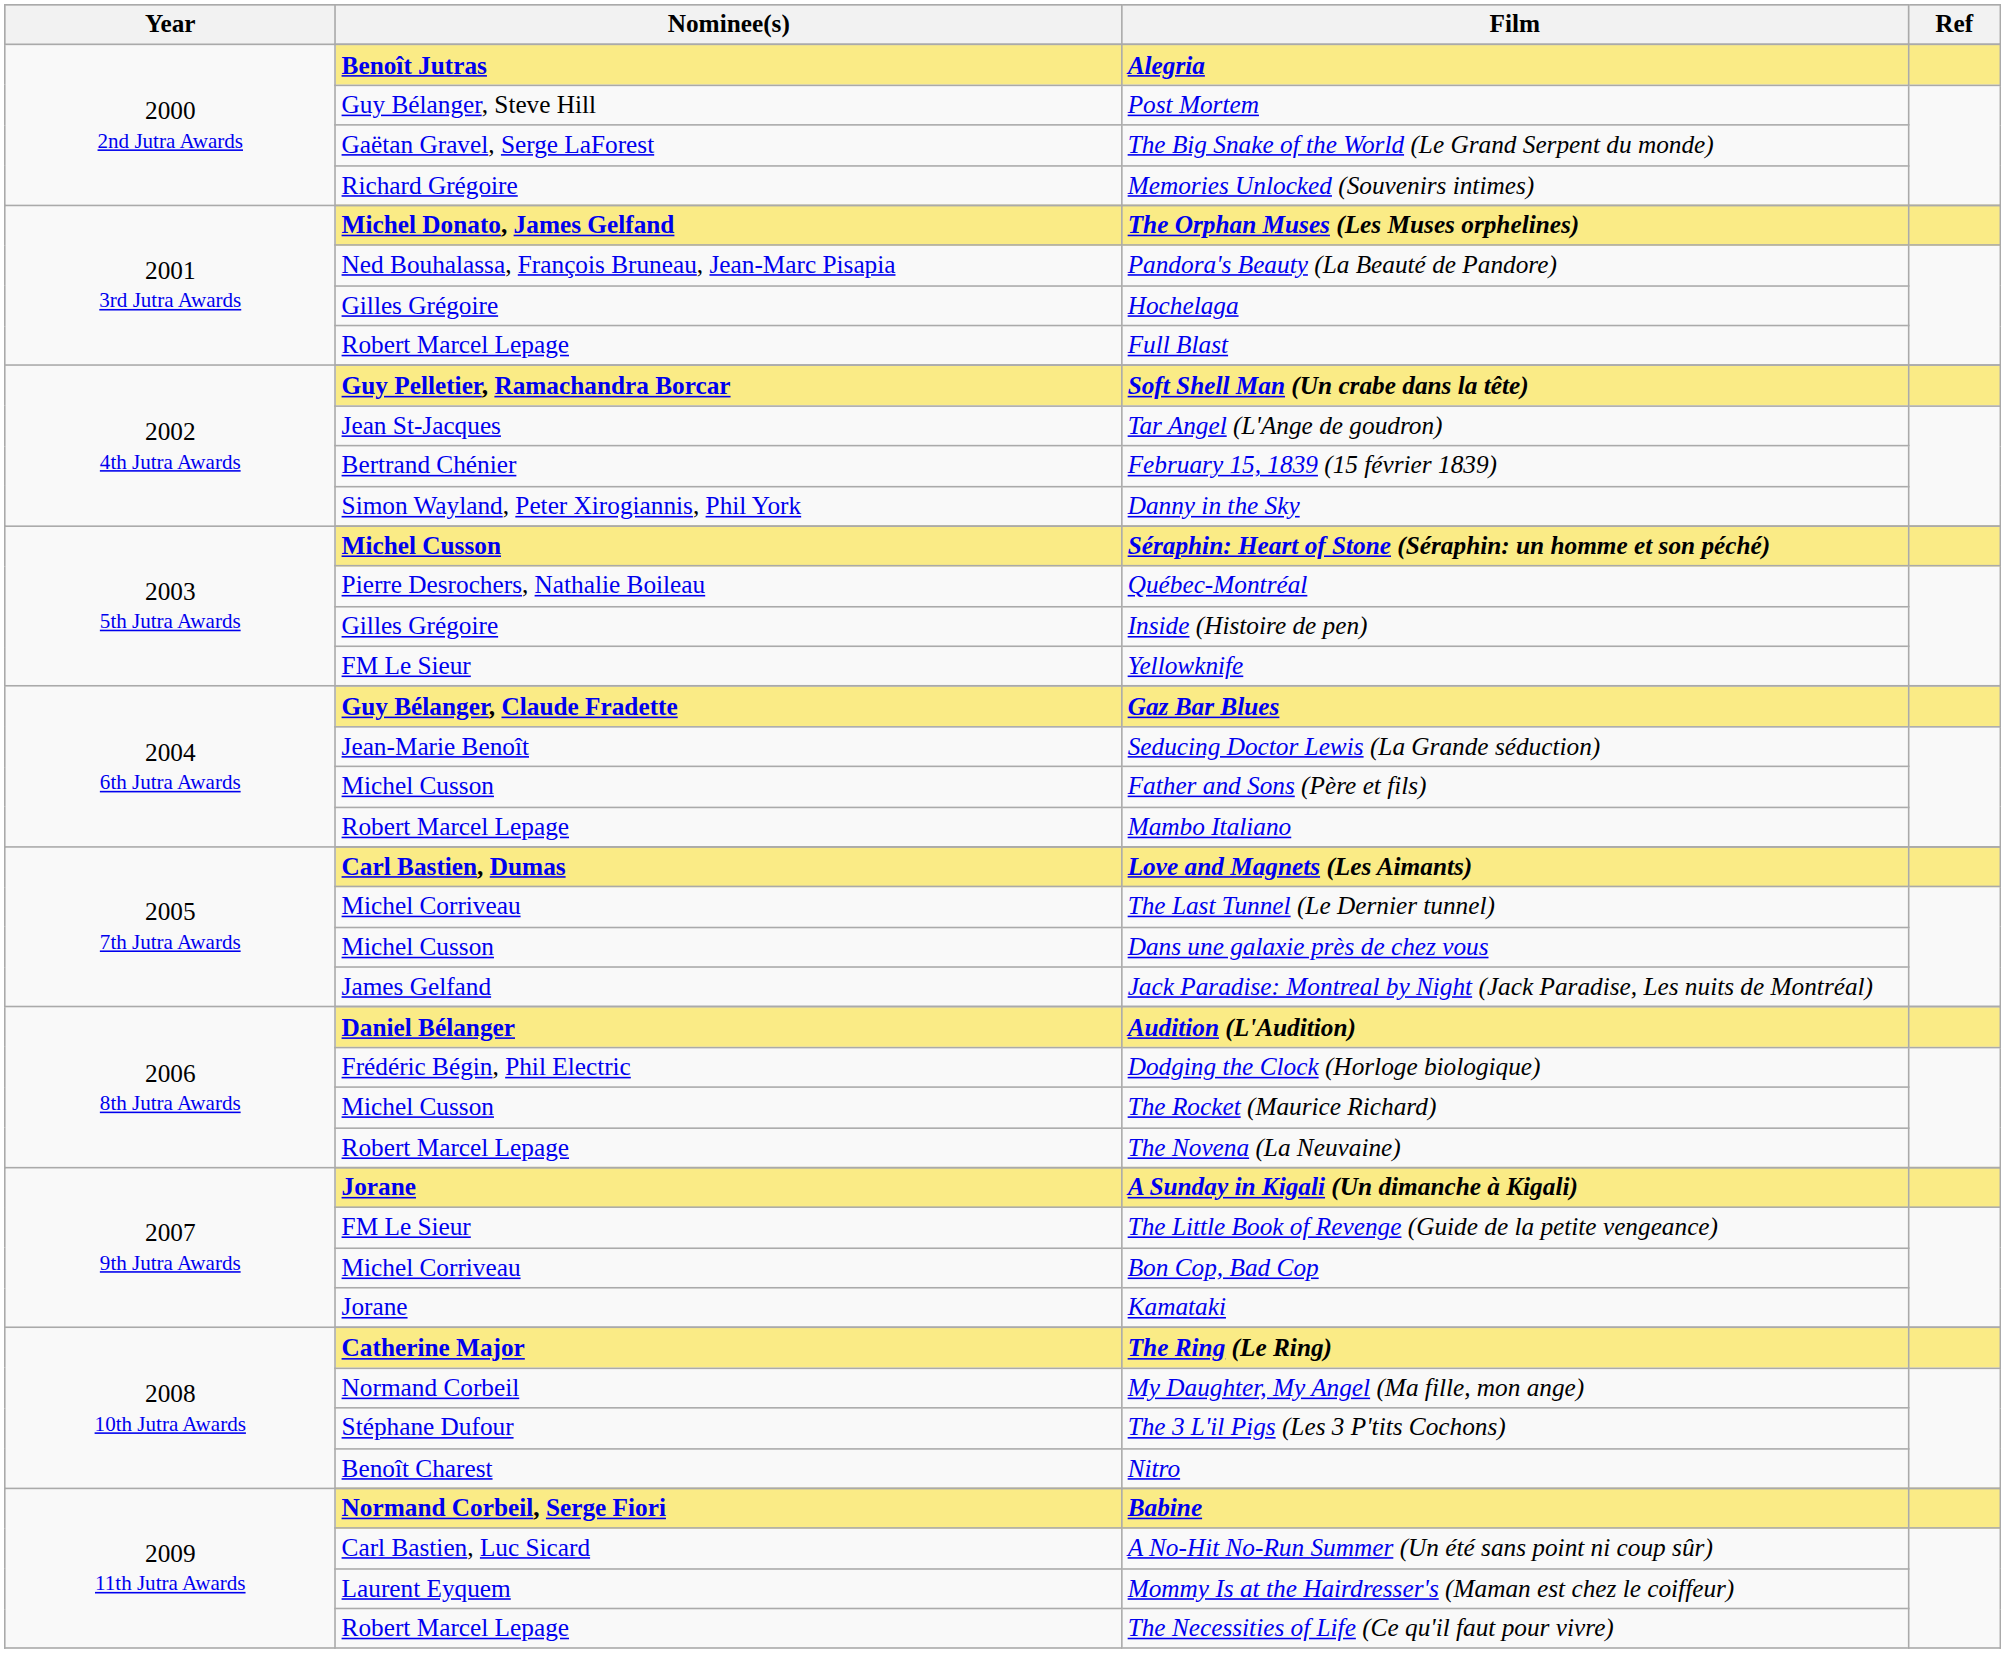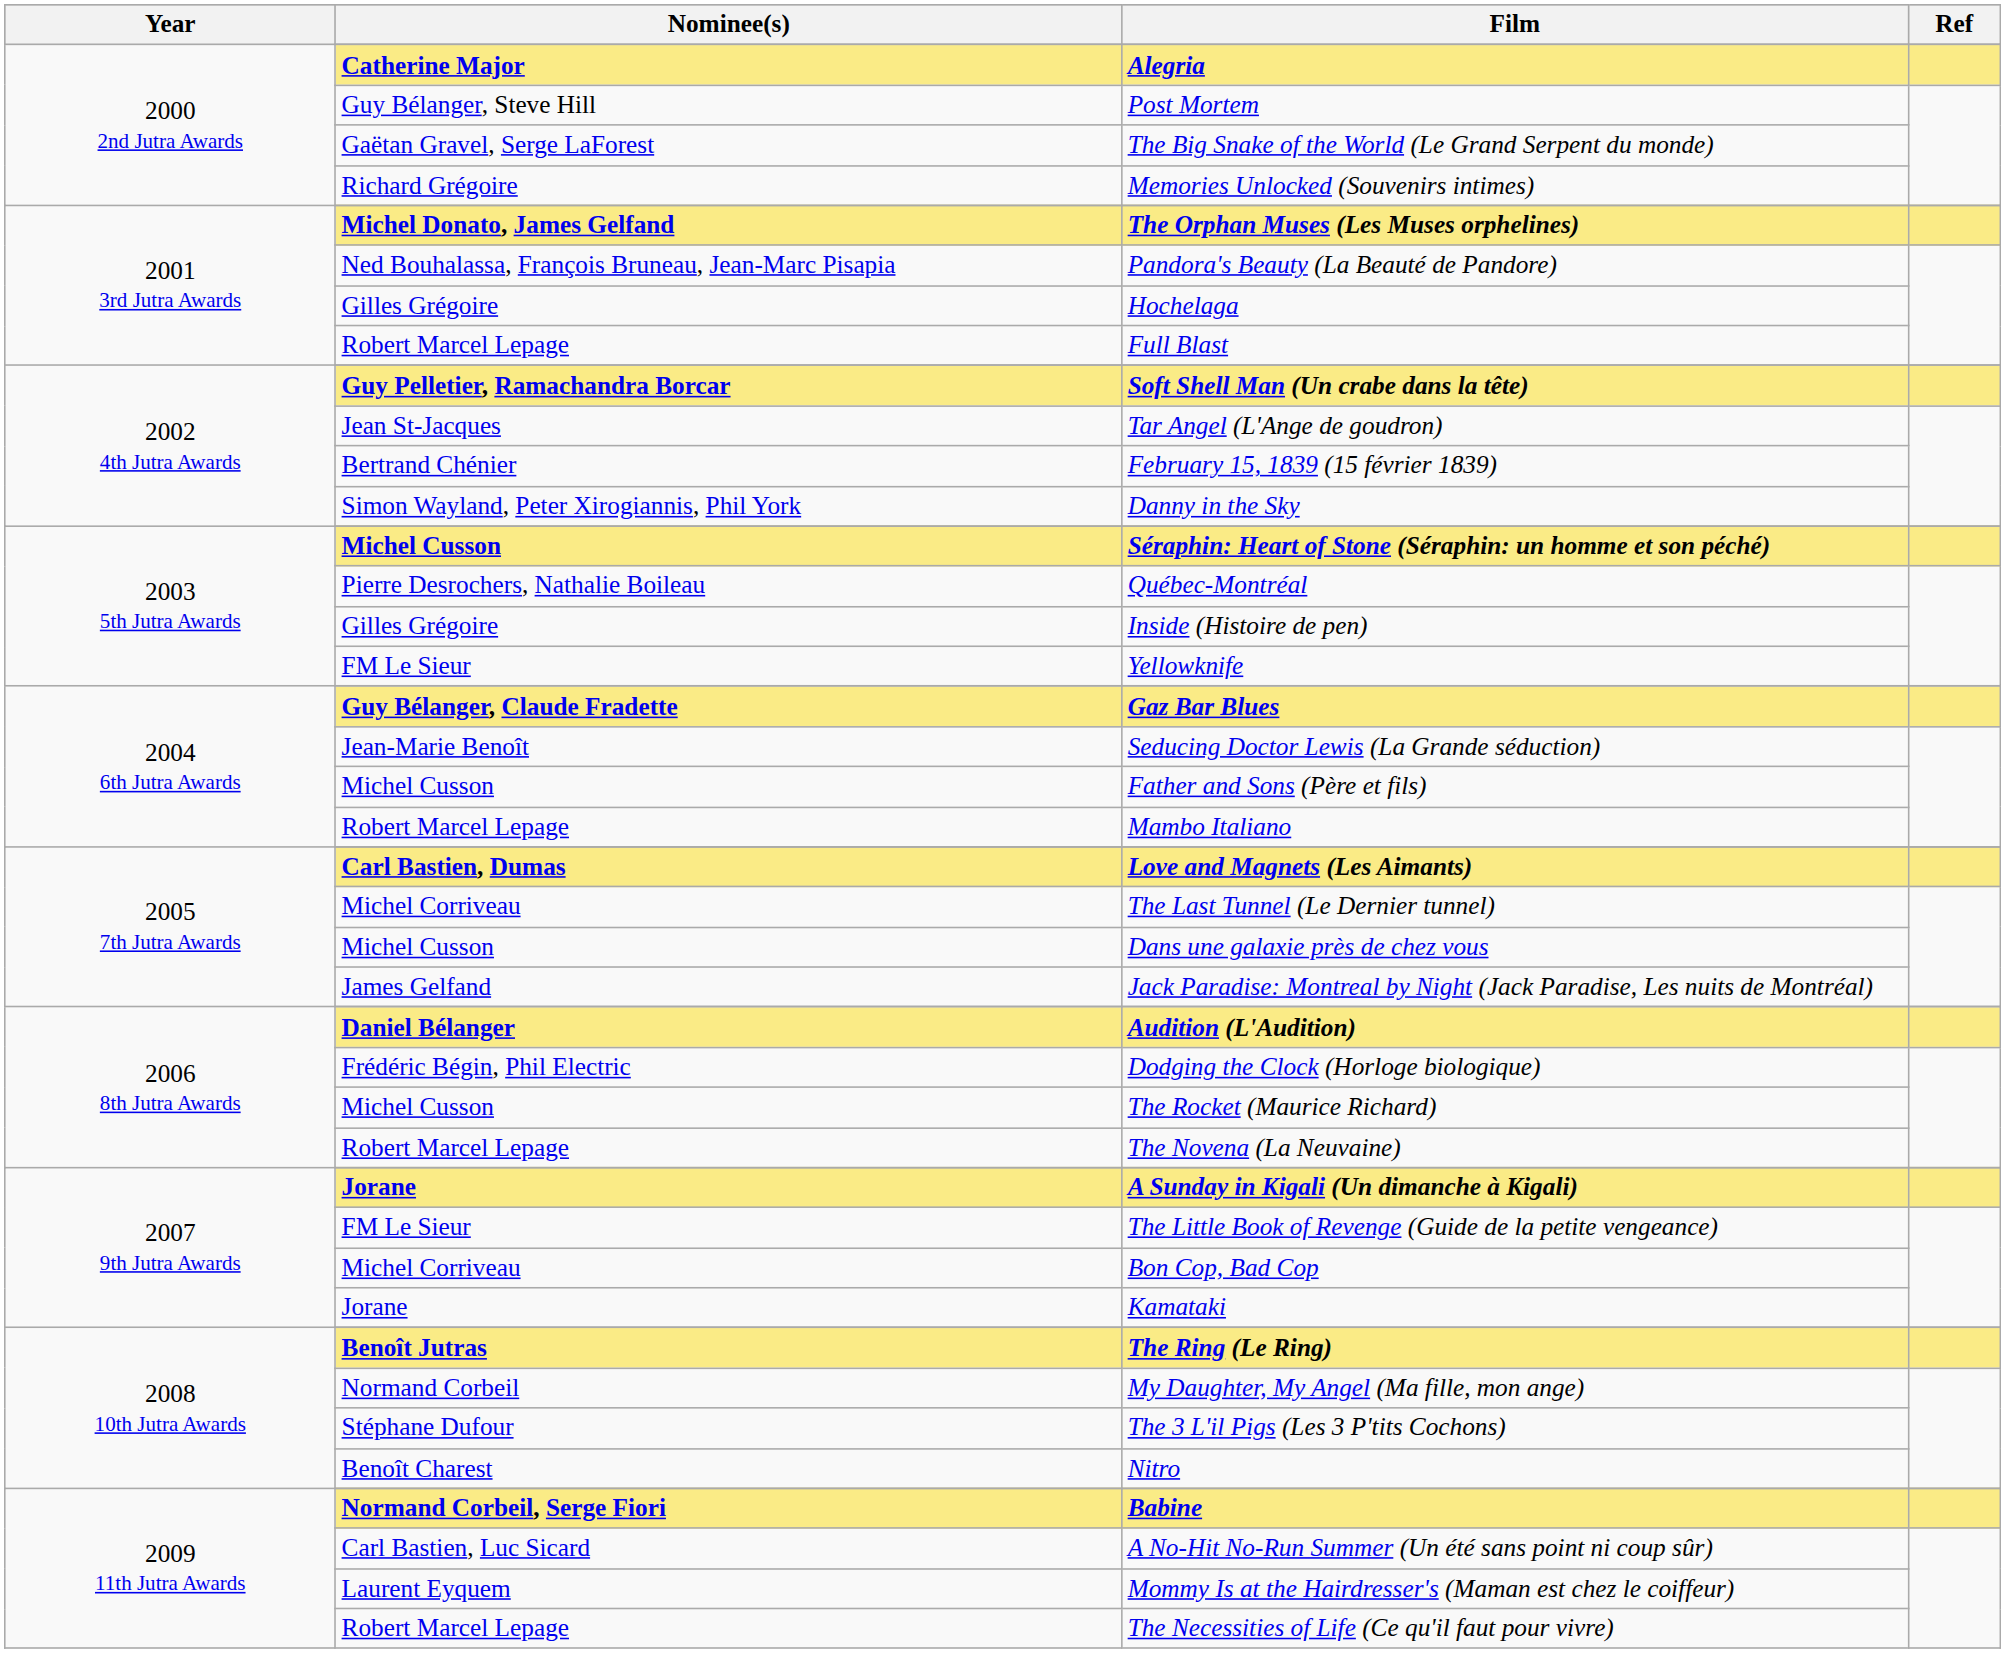(414, 64) Benoît Jutras -> (433, 64) Catherine Major
(433, 1347) Catherine Major -> (414, 1347) Benoît Jutras
